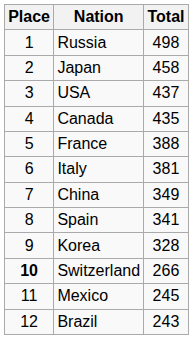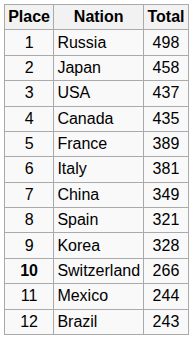(166, 144) 388 -> (166, 144) 389
(166, 220) 341 -> (166, 220) 321
(166, 296) 245 -> (166, 296) 244
